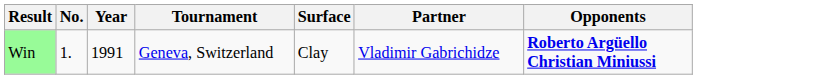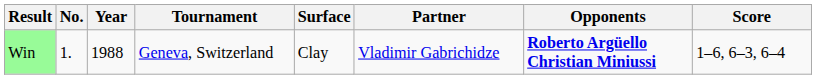+ column: (752, 17)
(107, 52) 1991 -> (107, 52) 1988
